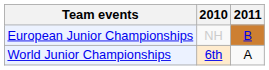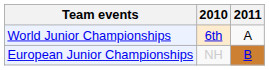rows swapped: (100, 35) <-> (89, 55)
